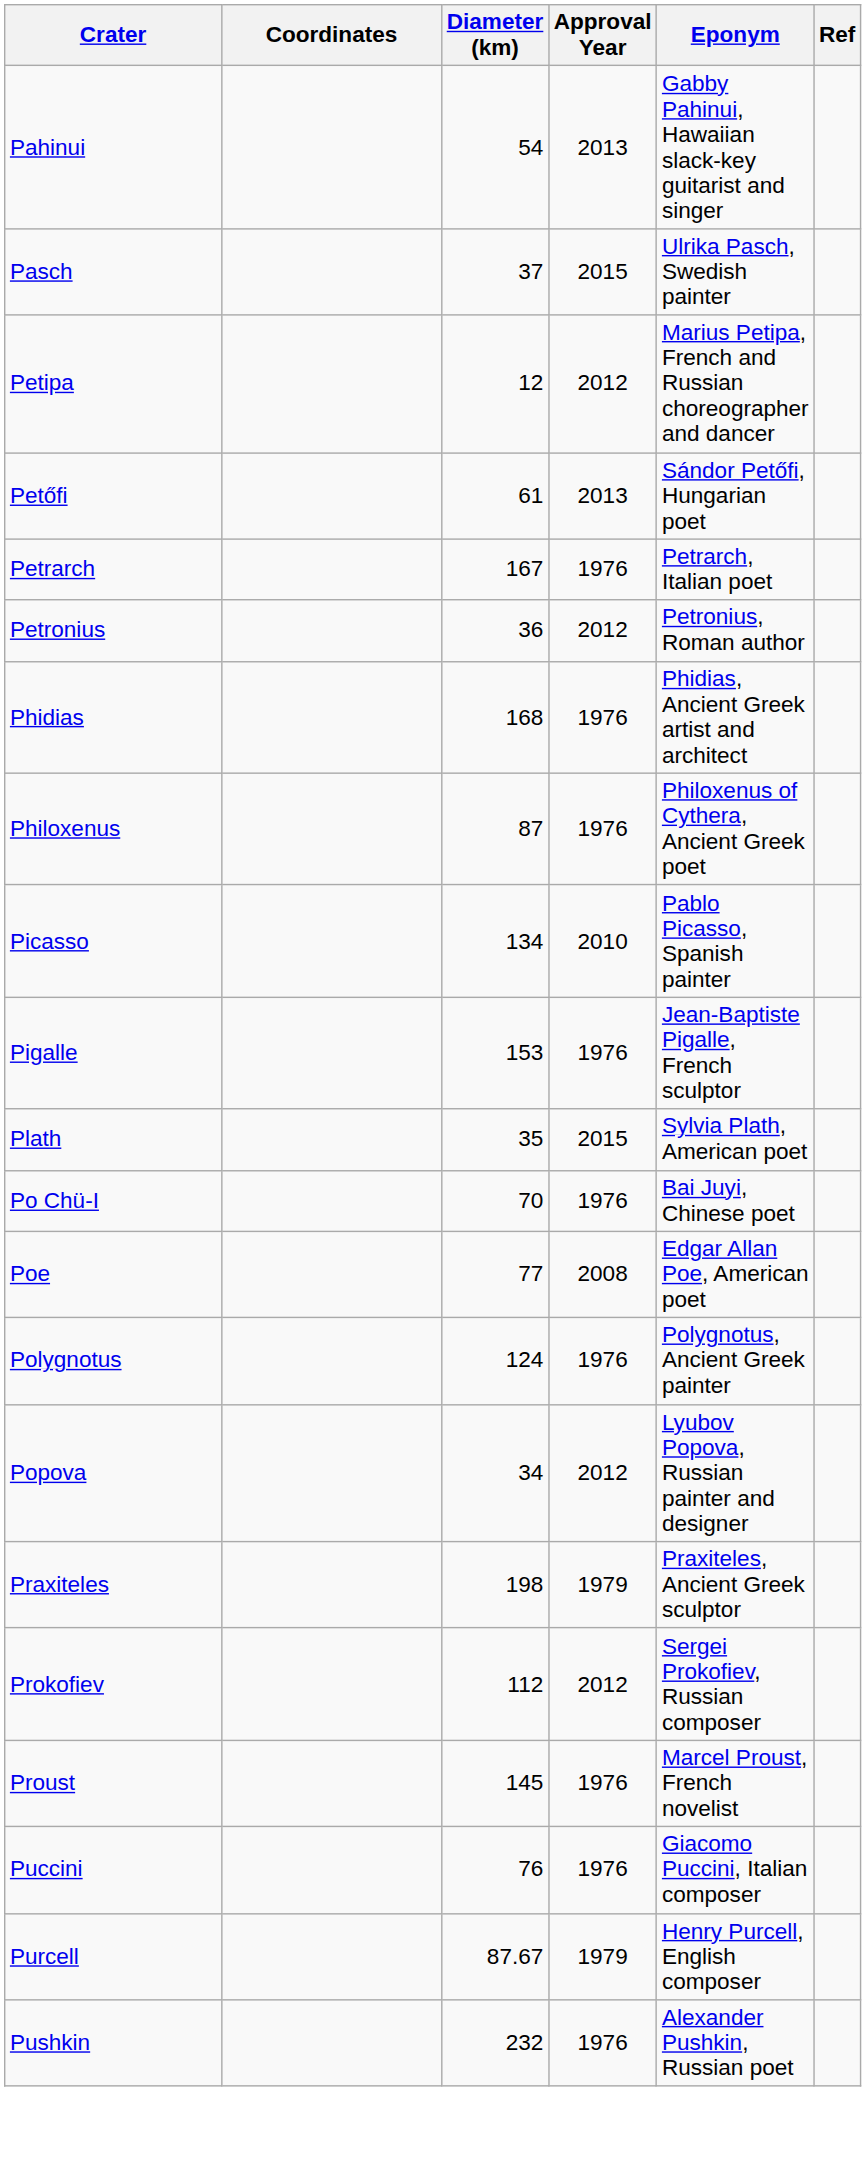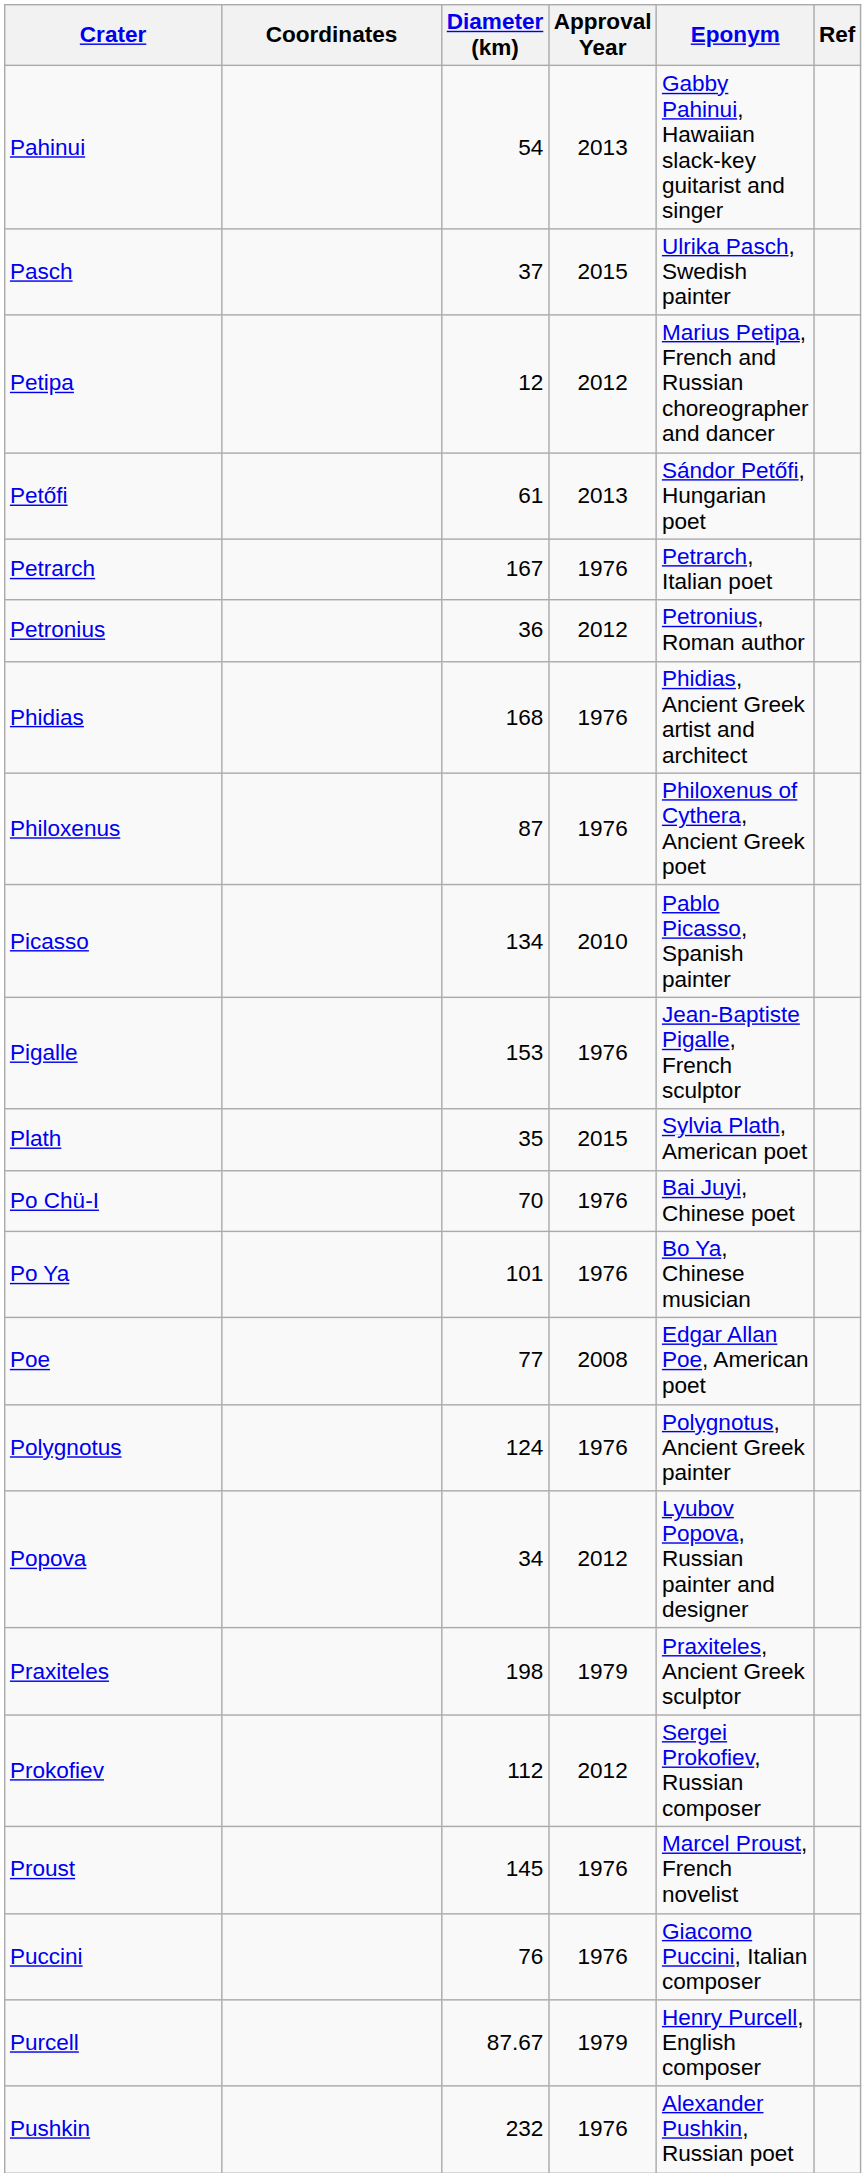+ row: (40, 1274)
